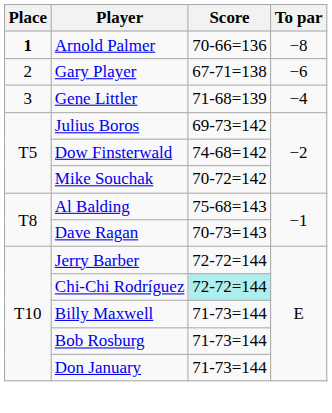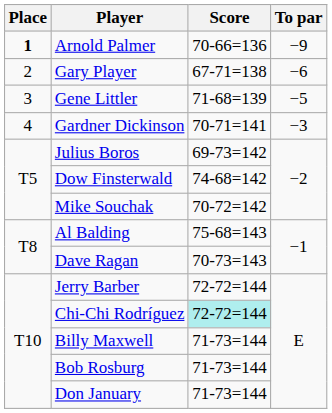(299, 44) −8 -> (299, 44) −9
(299, 98) −4 -> (299, 98) −5
+ row: (120, 125)
